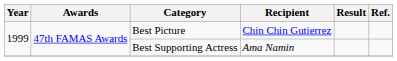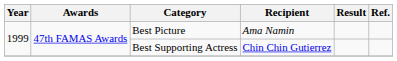(287, 30) Chin Chin Gutierrez -> (268, 30) Ama Namin
(268, 47) Ama Namin -> (287, 47) Chin Chin Gutierrez
